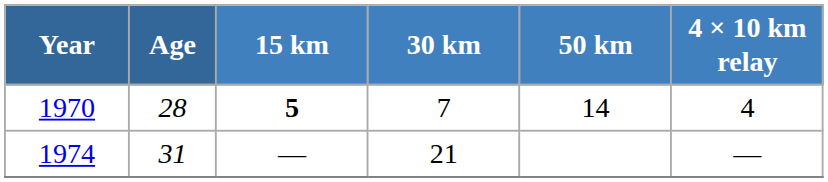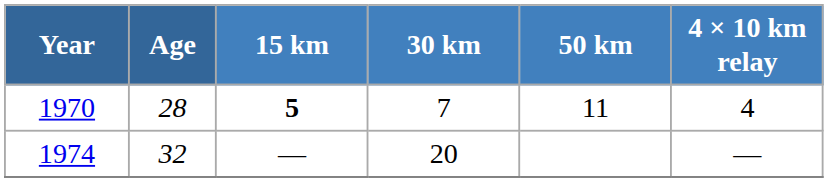(596, 107) 14 -> (596, 107) 11
(173, 153) 31 -> (173, 153) 32
(444, 153) 21 -> (444, 153) 20
